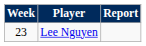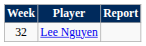(21, 32) 23 -> (21, 32) 32
